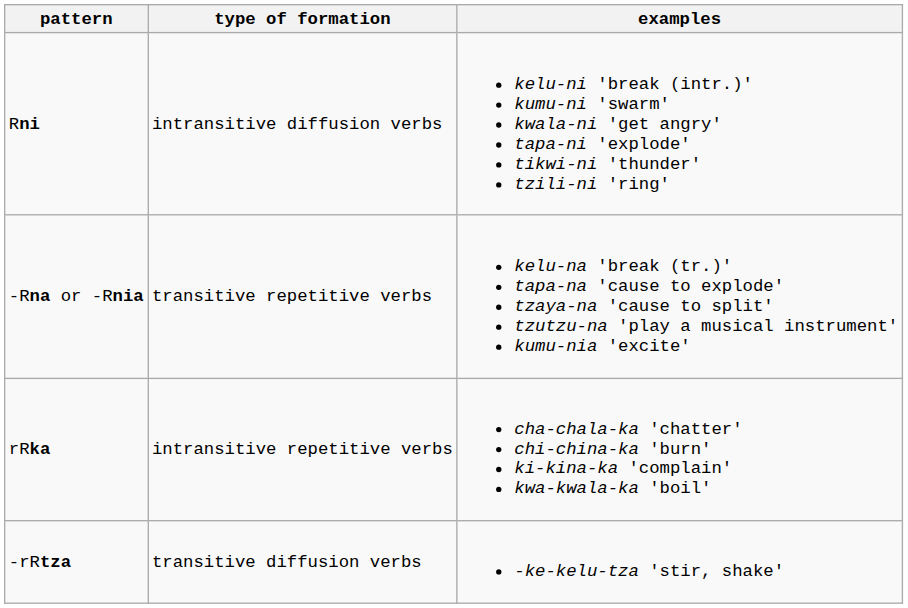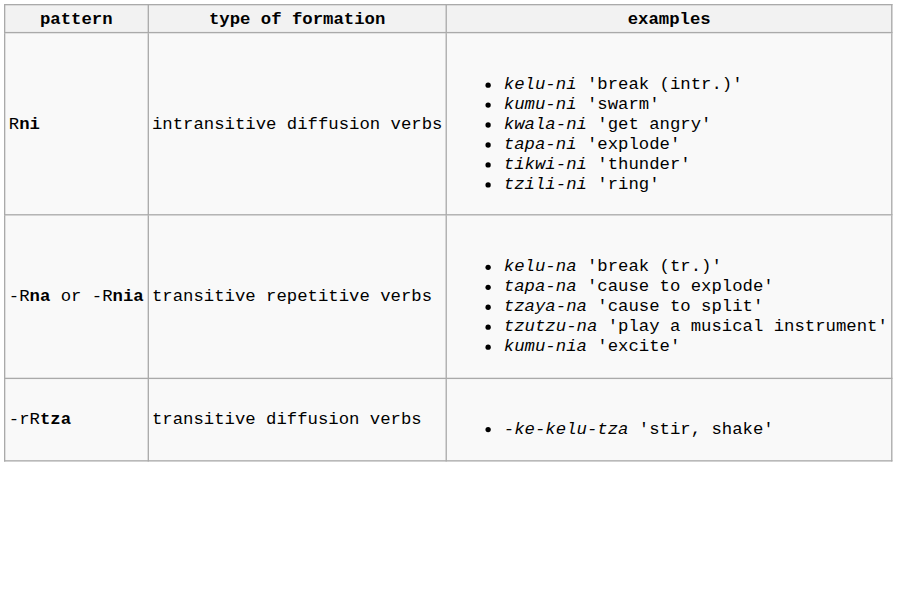- row: (30, 449)
